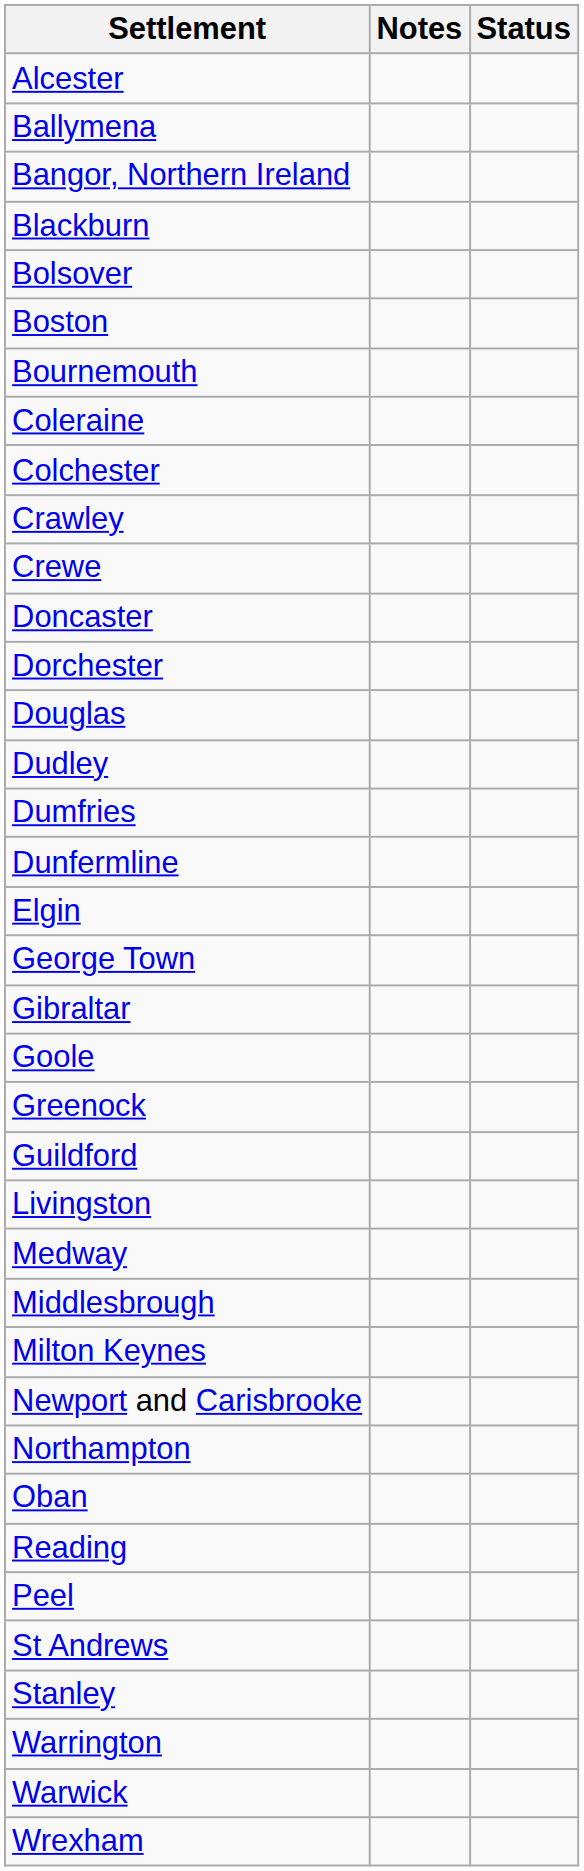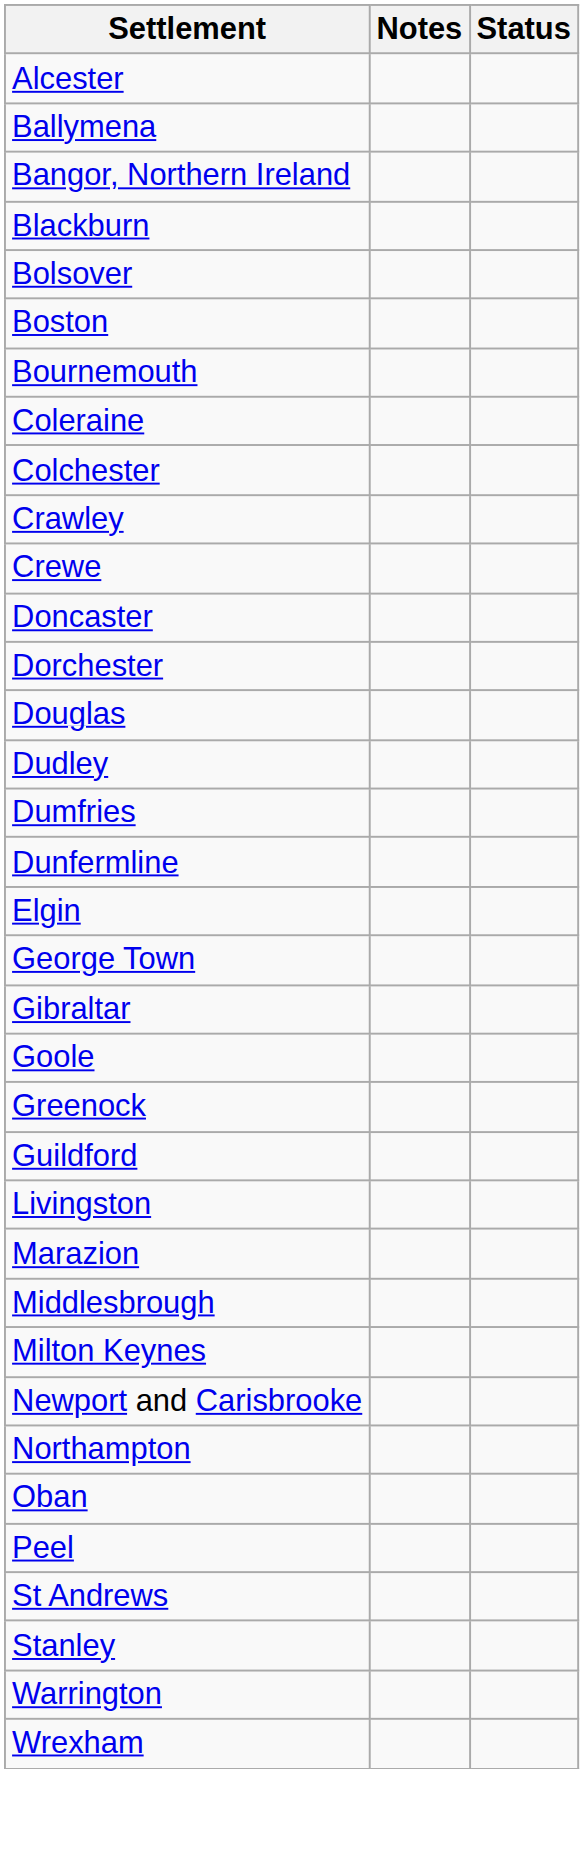+ row: (76, 1253)
- row: (70, 1253)
- row: (70, 1547)
- row: (70, 1792)
